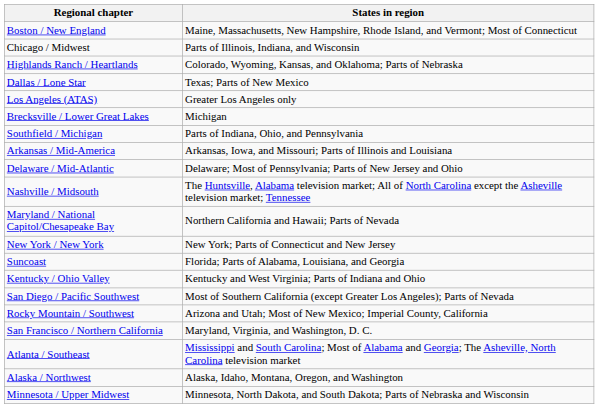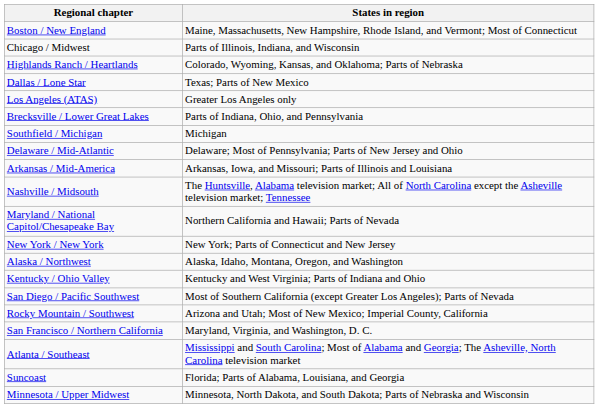(206, 116) Michigan -> (274, 116) Parts of Indiana, Ohio, and Pennsylvania
(274, 133) Parts of Indiana, Ohio, and Pennsylvania -> (206, 133) Michigan
rows swapped: (61, 151) <-> (60, 168)
rows swapped: (49, 377) <-> (26, 261)
